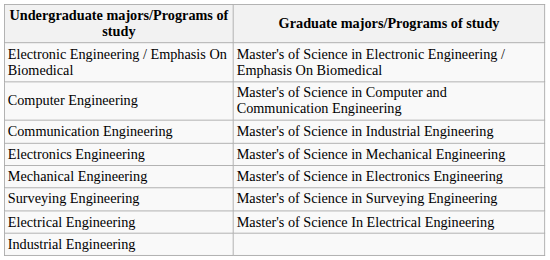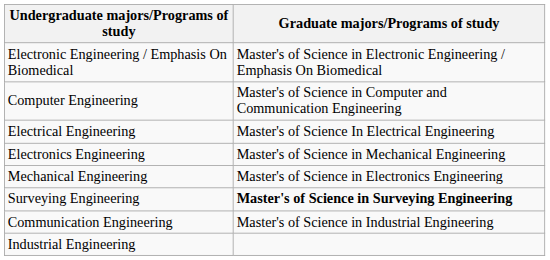rows swapped: (72, 221) <-> (90, 131)
(367, 199) normal -> (375, 199) bold
